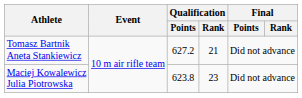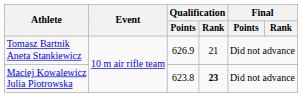(183, 50) 627.2 -> (183, 50) 626.9
(213, 78) normal -> (213, 78) bold
